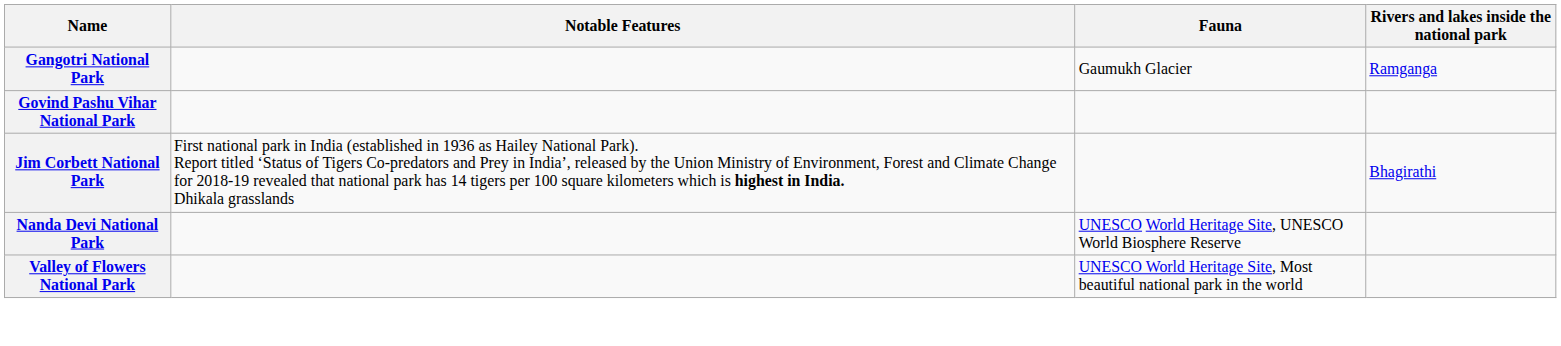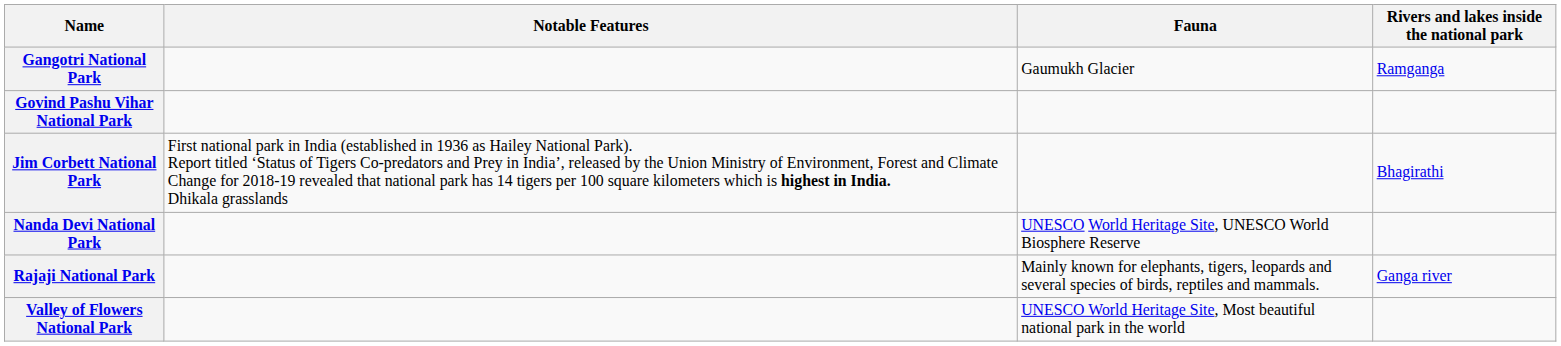+ row: (84, 276)
